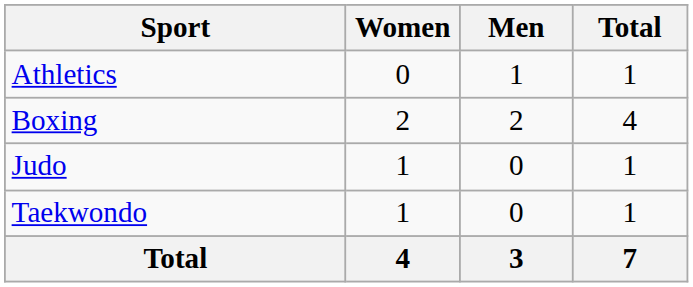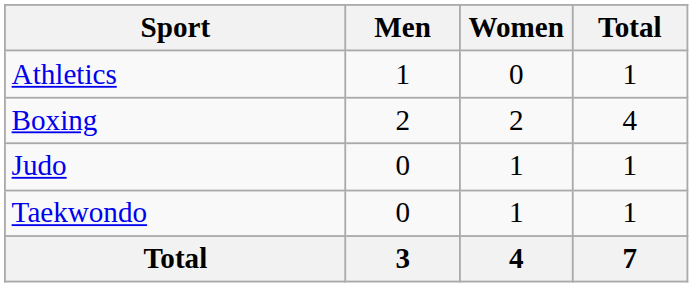columns swapped: (516, 27) <-> (403, 27)
